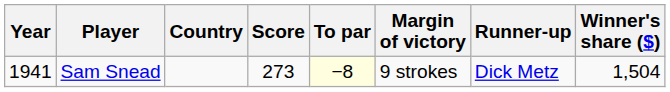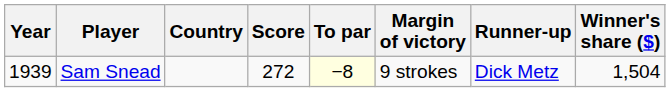(30, 72) 1941 -> (30, 72) 1939
(278, 72) 273 -> (278, 72) 272
